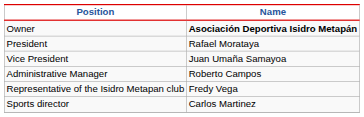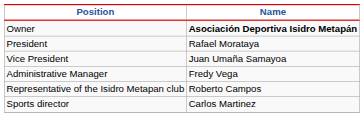(225, 74) Roberto Campos -> (213, 74) Fredy Vega
(213, 89) Fredy Vega -> (225, 89) Roberto Campos
